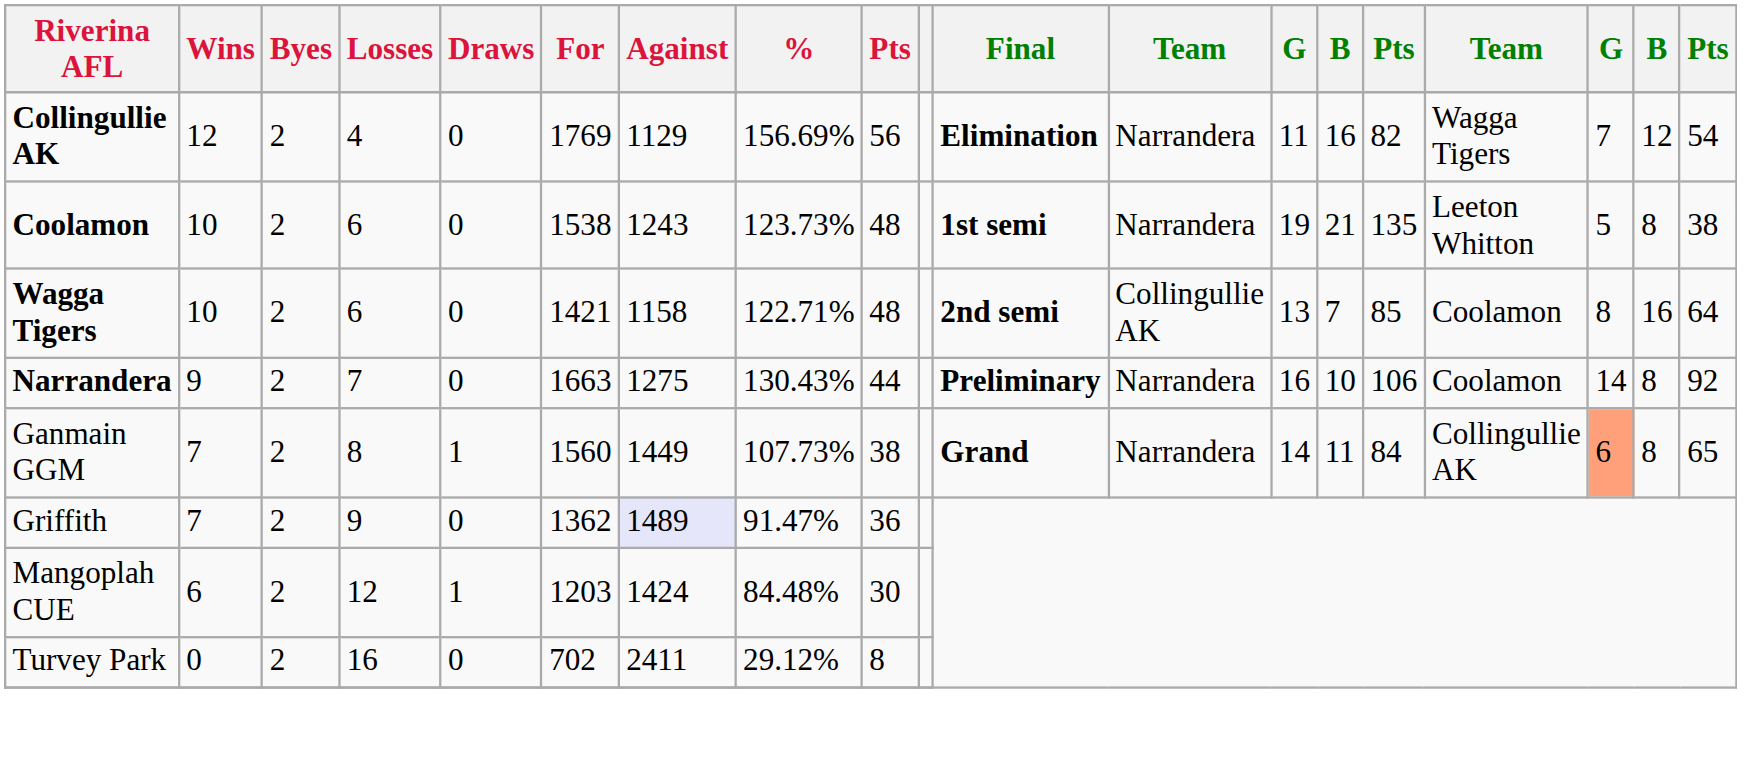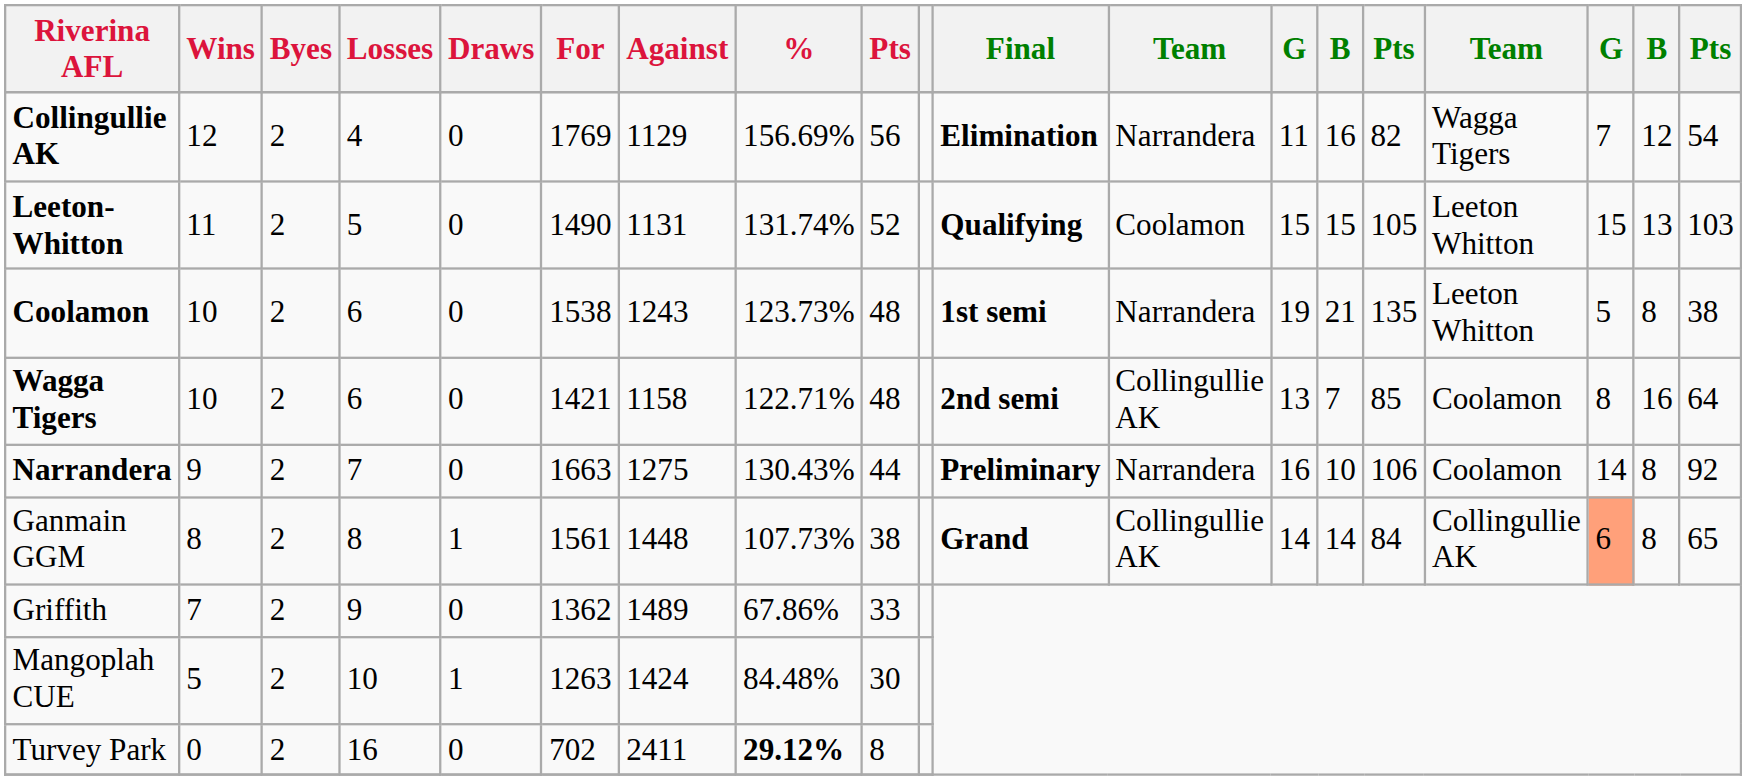+ row: (68, 224)
(194, 451) 7 -> (194, 539) 8
(580, 451) 1560 -> (580, 539) 1561
(657, 451) 1449 -> (657, 539) 1448
(1185, 451) Narrandera -> (1190, 539) Collingullie AK
(1340, 451) 11 -> (1340, 539) 14
(657, 521) lavender background -> (657, 609) no background
(791, 521) 91.47% -> (791, 609) 67.86%
(885, 521) 36 -> (885, 609) 33
(194, 590) 6 -> (194, 678) 5
(362, 590) 12 -> (362, 678) 10
(580, 590) 1203 -> (580, 678) 1263
(791, 660) normal -> (794, 748) bold
